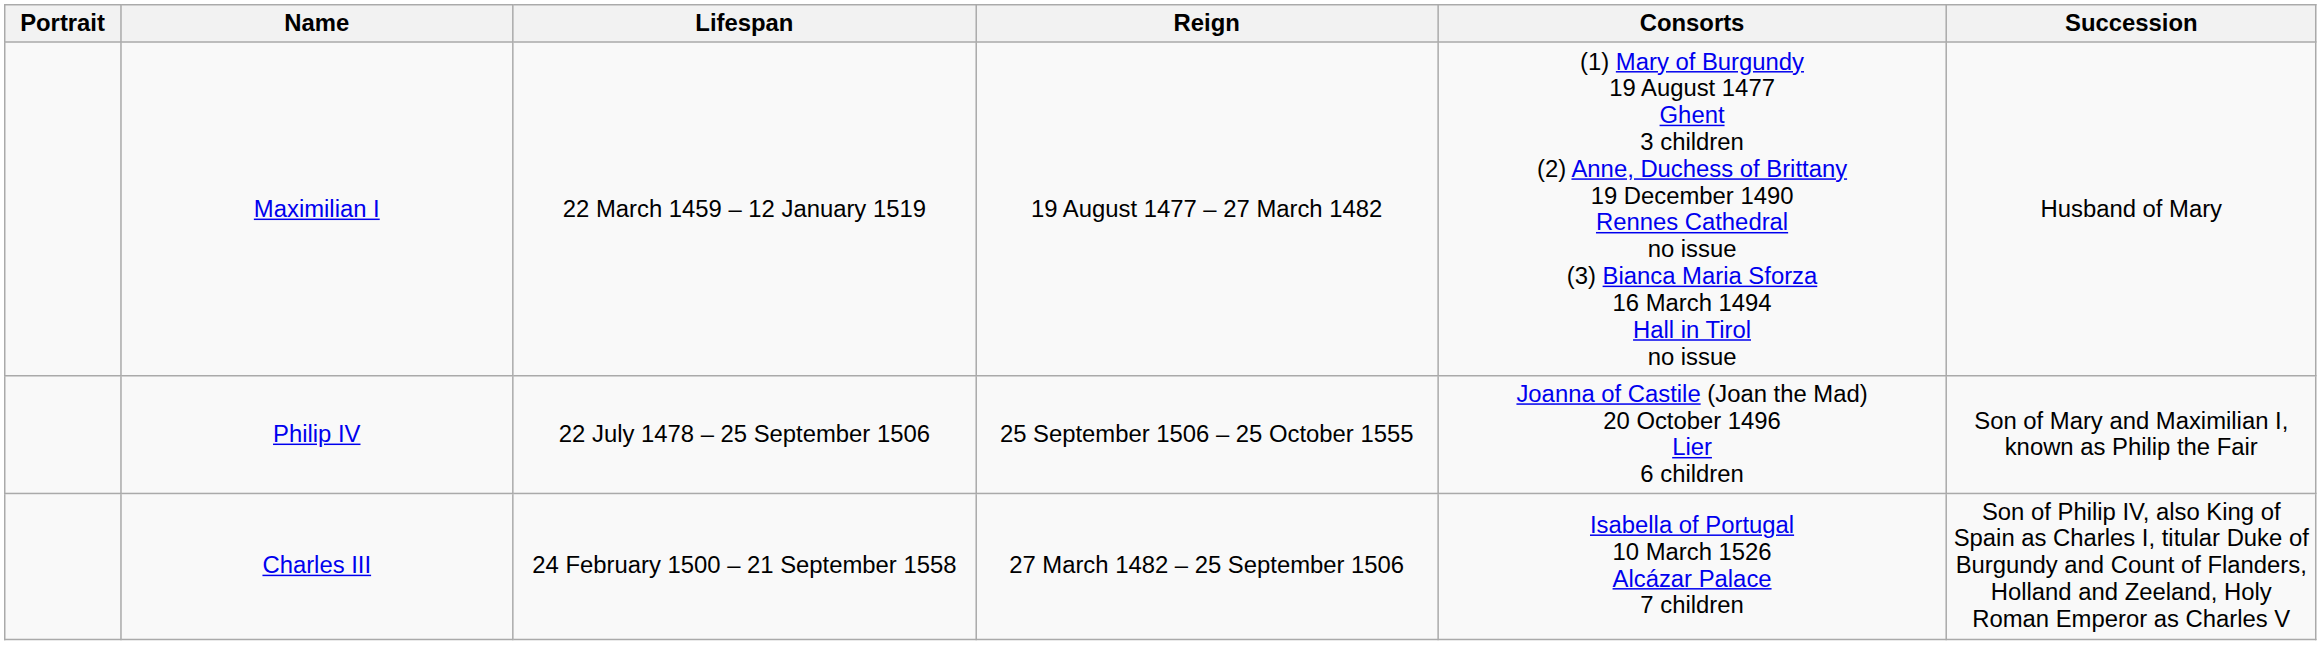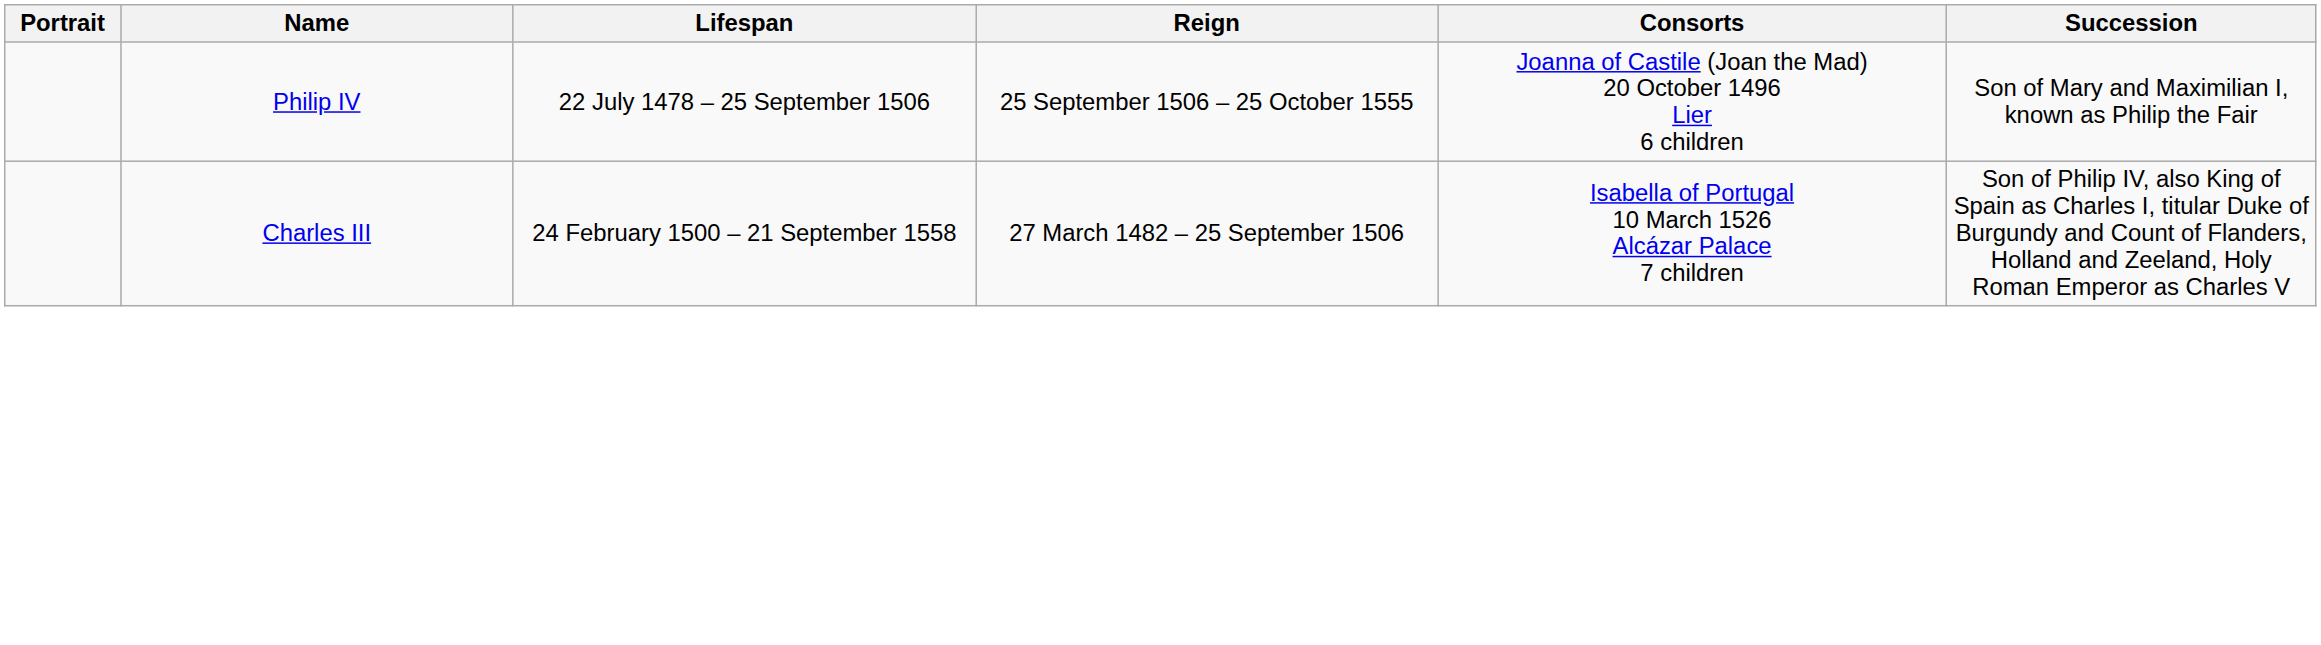- row: (317, 208)
